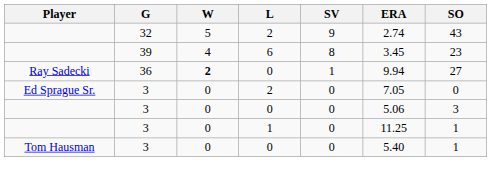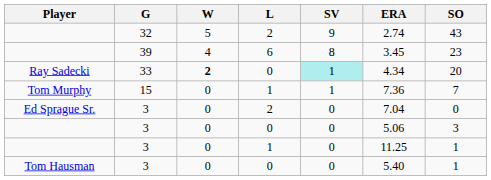(146, 71) 36 -> (146, 71) 33
(332, 71) no background -> (332, 71) paleturquoise background
(394, 71) 9.94 -> (394, 71) 4.34
(456, 71) 27 -> (456, 71) 20
+ row: (60, 90)
(394, 90) 7.05 -> (394, 109) 7.04
